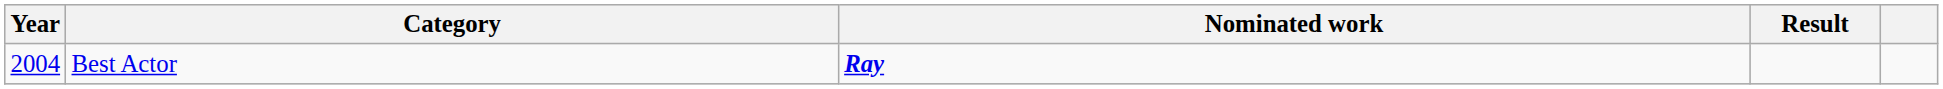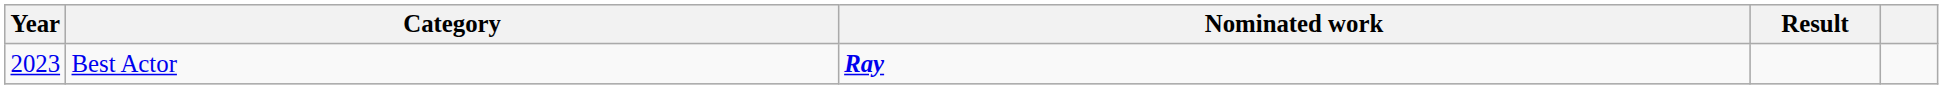(35, 63) 2004 -> (35, 63) 2023
